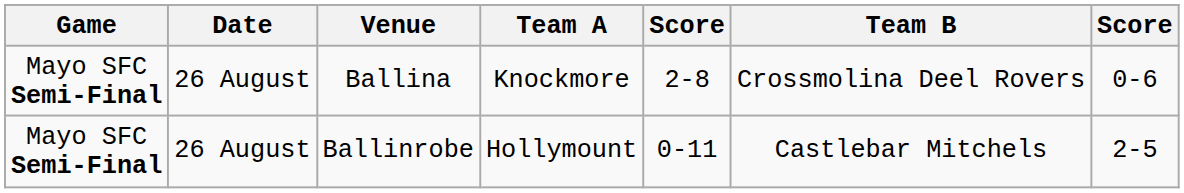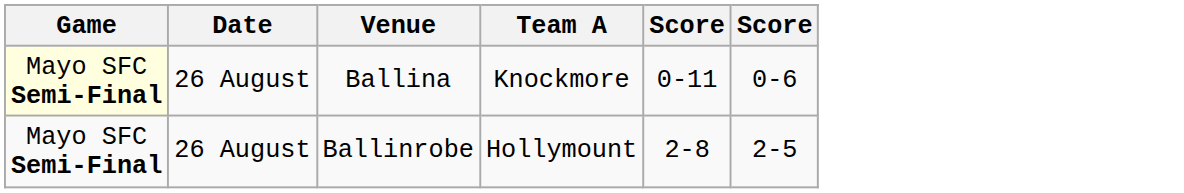- column: (911, 26)
(87, 81) no background -> (87, 81) lightyellow background
(687, 81) 2-8 -> (687, 81) 0-11
(687, 151) 0-11 -> (687, 151) 2-8
